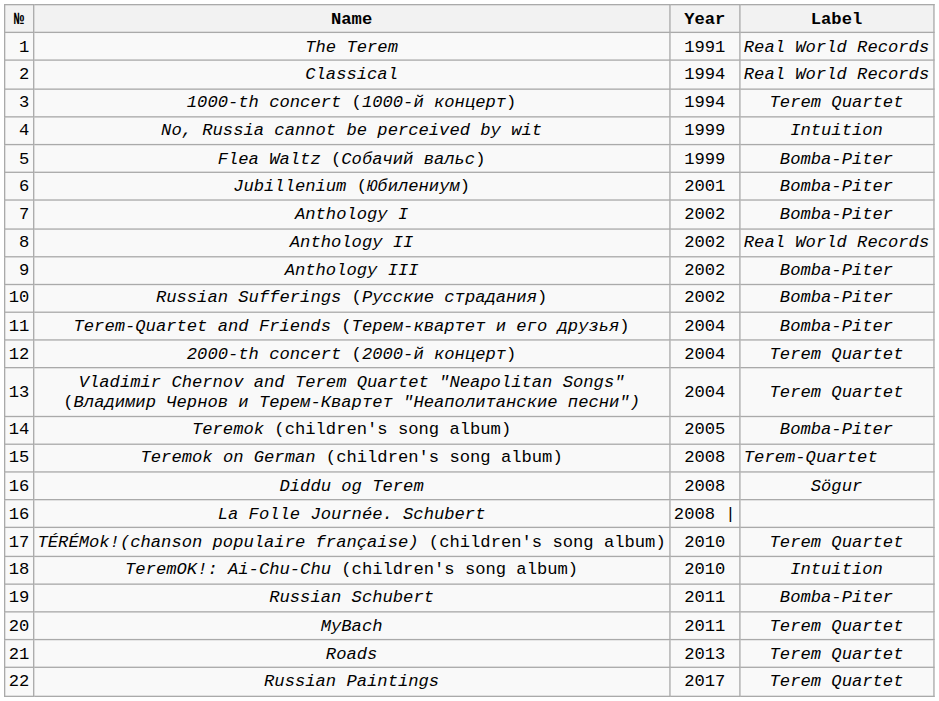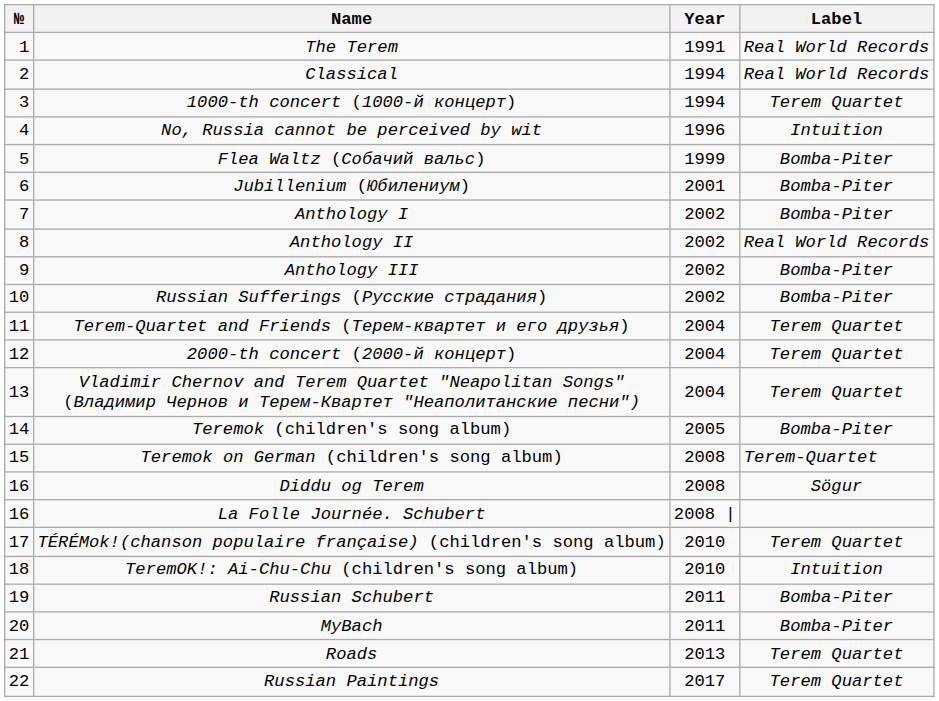(705, 131) 1999 -> (705, 131) 1996
(836, 326) Bomba-Piter -> (836, 326) Terem Quartet
(836, 626) Terem Quartet -> (836, 626) Bomba-Piter
